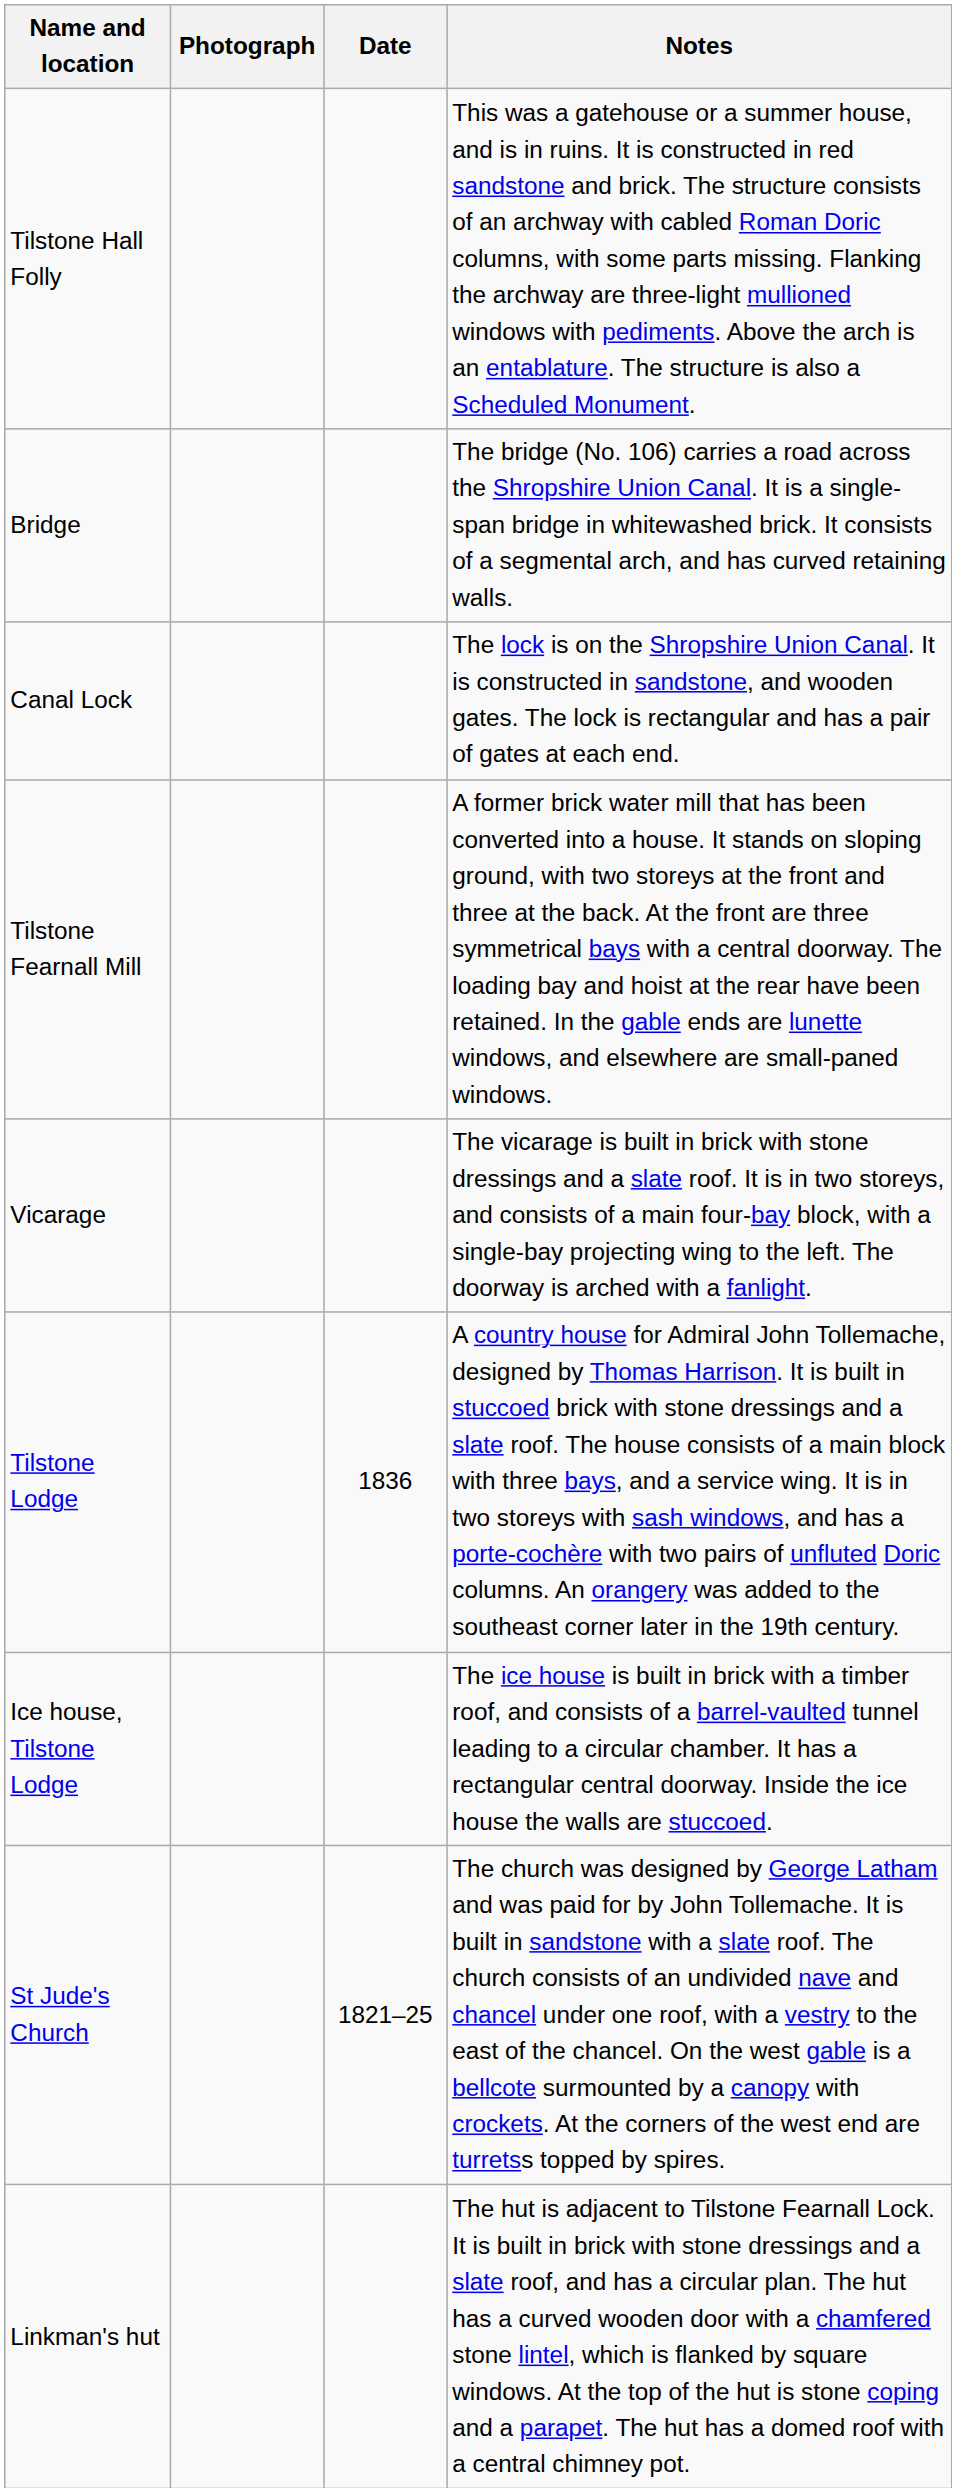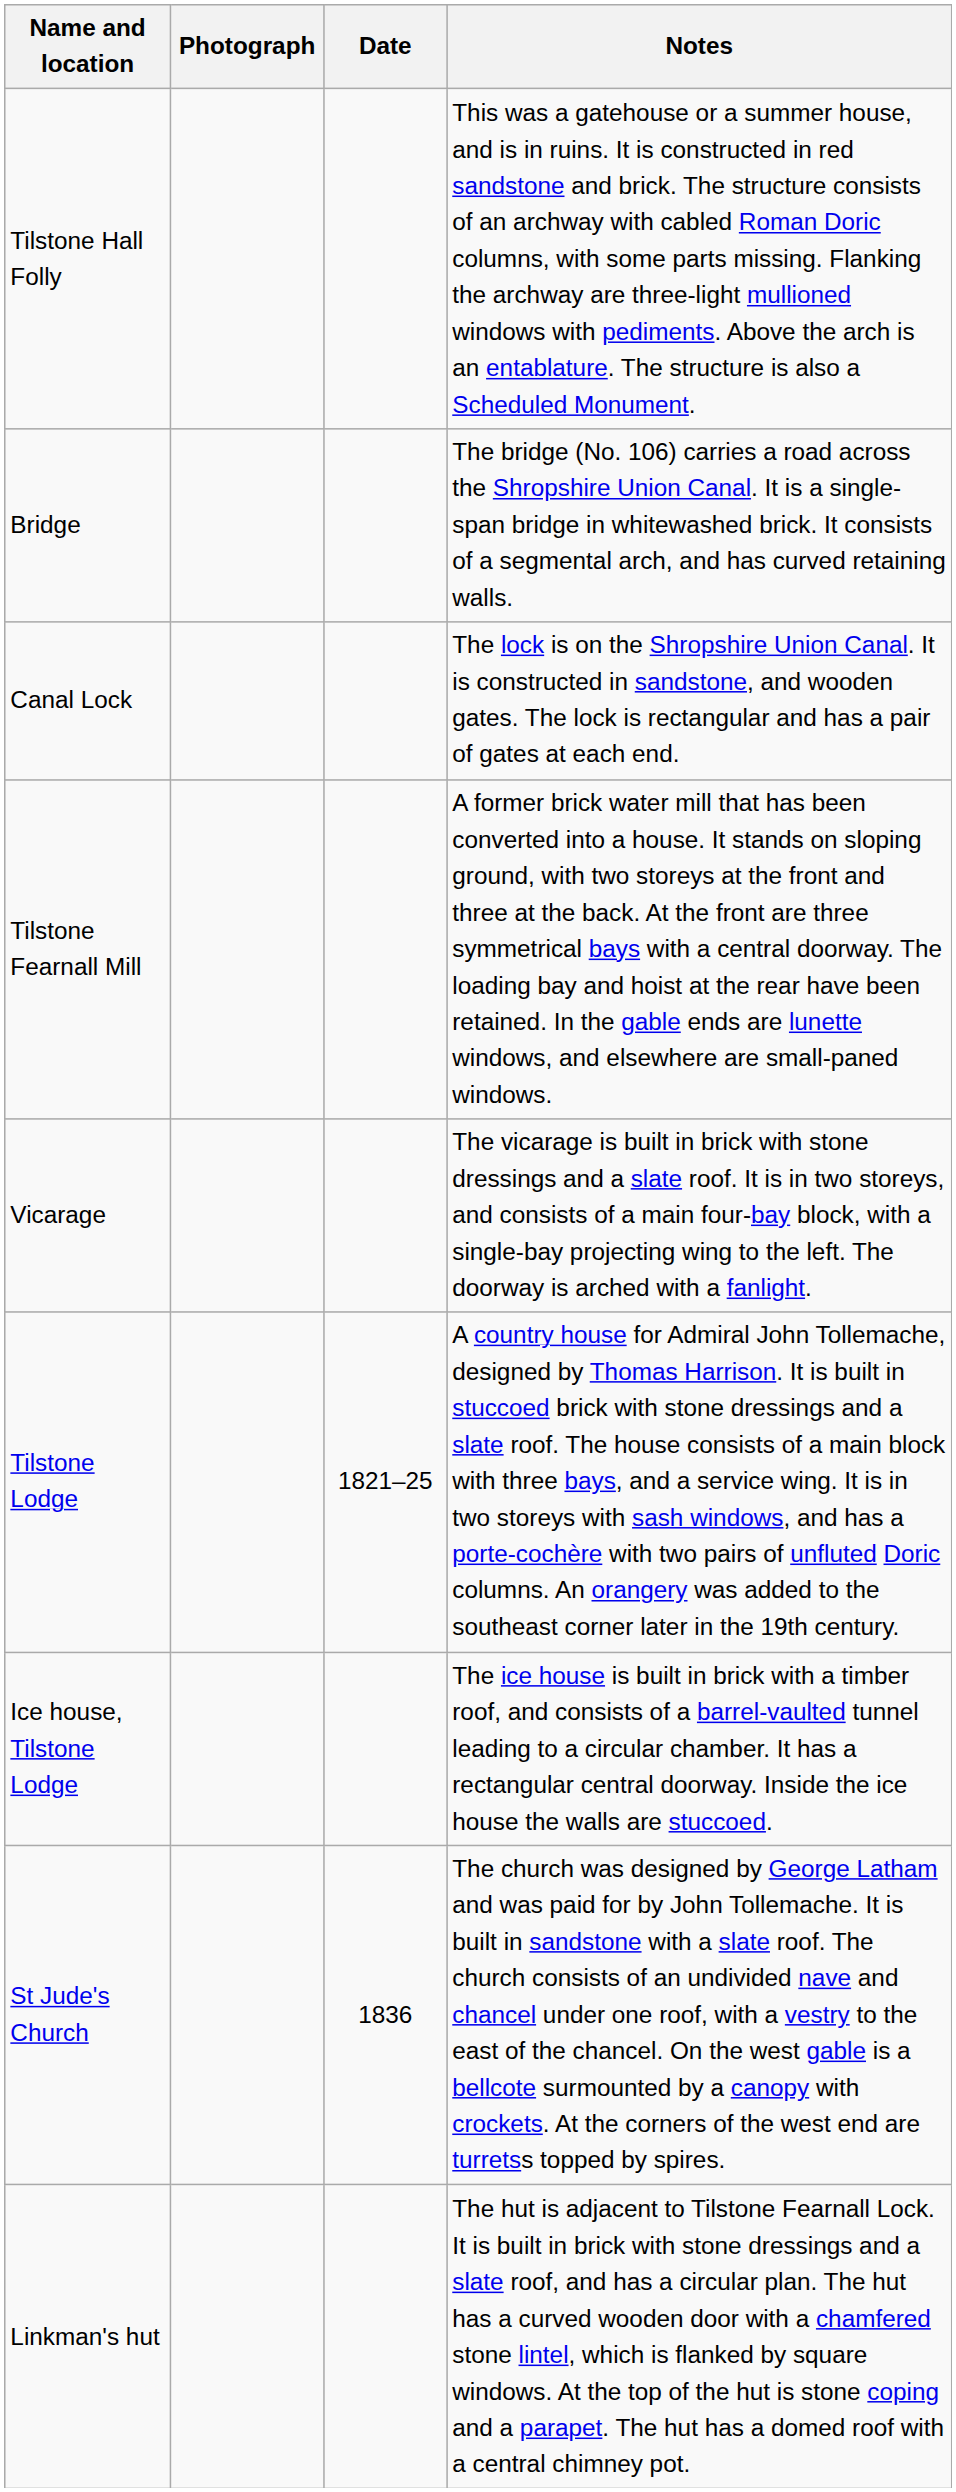(385, 1481) 1836 -> (385, 1481) 1821–25
(385, 2014) 1821–25 -> (385, 2014) 1836
